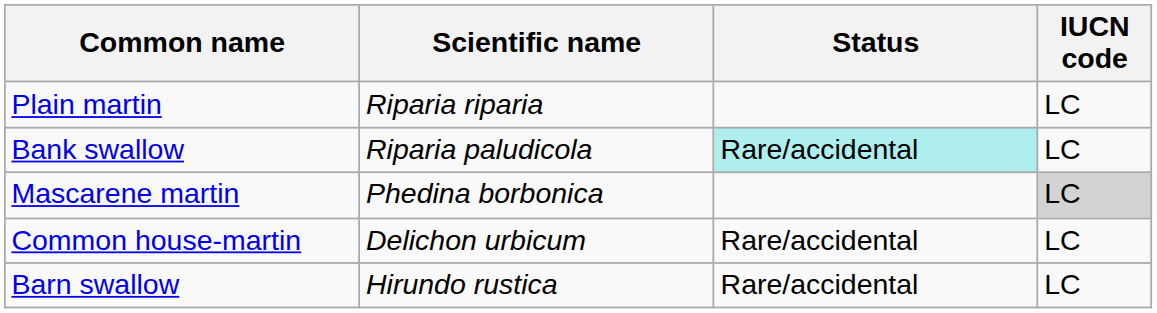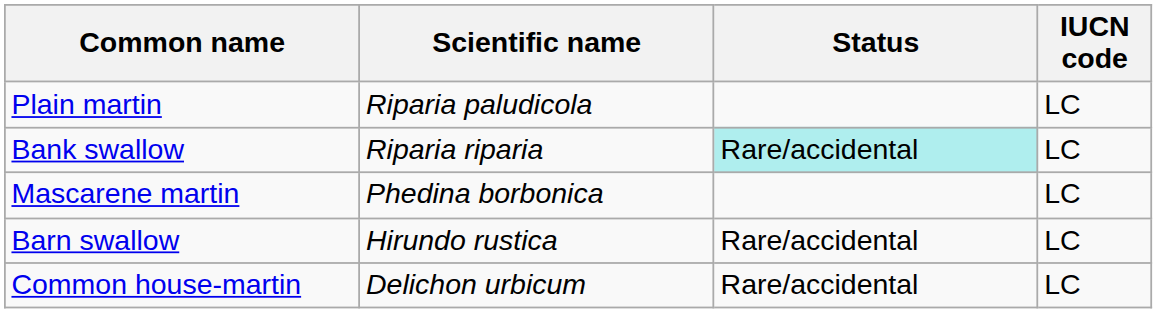(455, 104) Riparia riparia -> (479, 104) Riparia paludicola
(479, 149) Riparia paludicola -> (455, 149) Riparia riparia
(1062, 194) lightgrey background -> (1062, 194) no background
rows swapped: (95, 284) <-> (156, 239)
